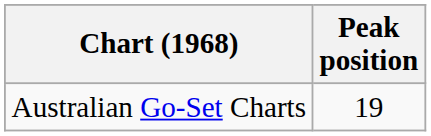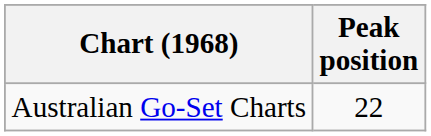(369, 106) 19 -> (369, 106) 22
